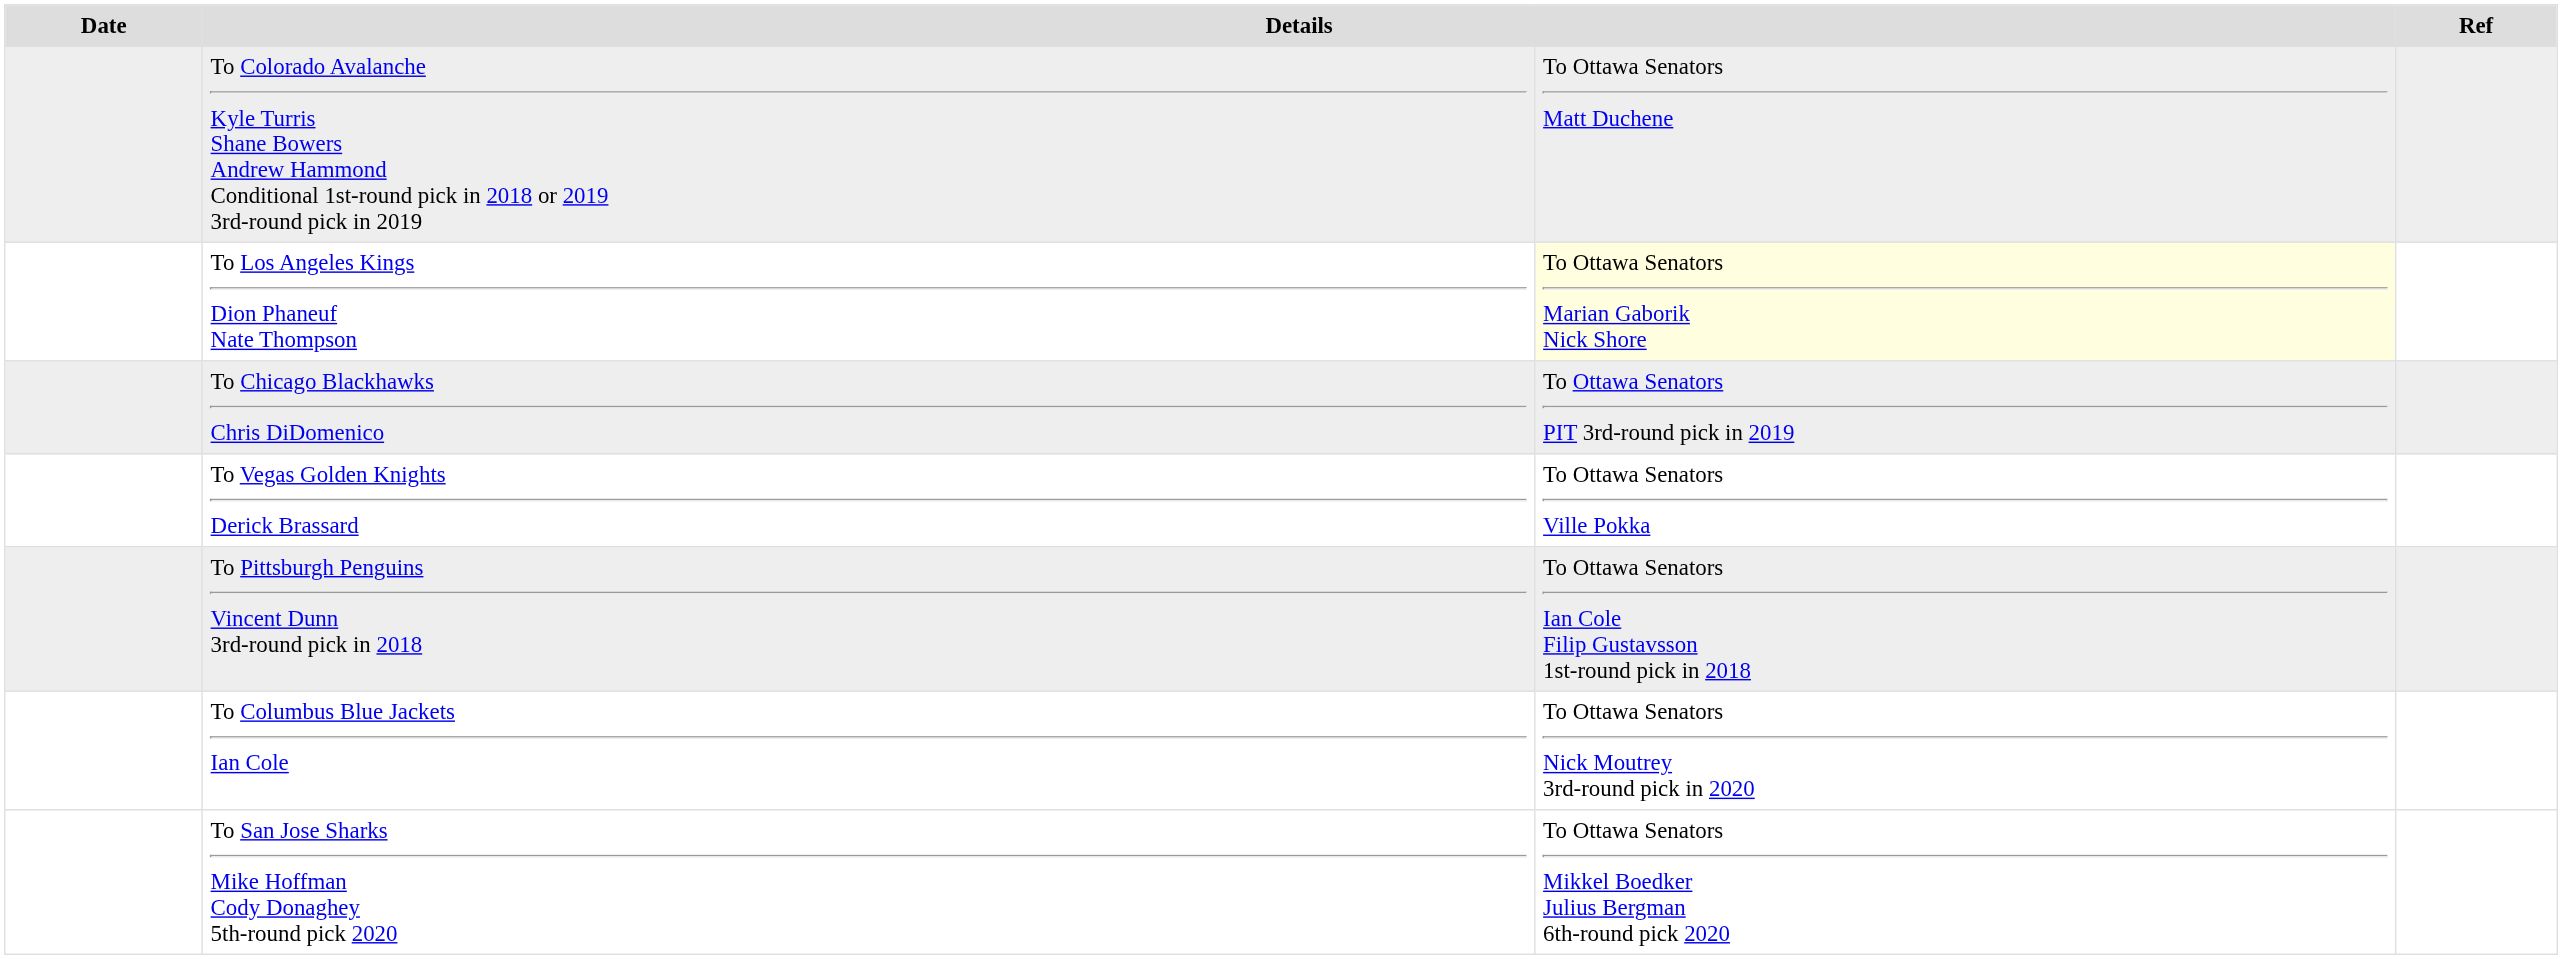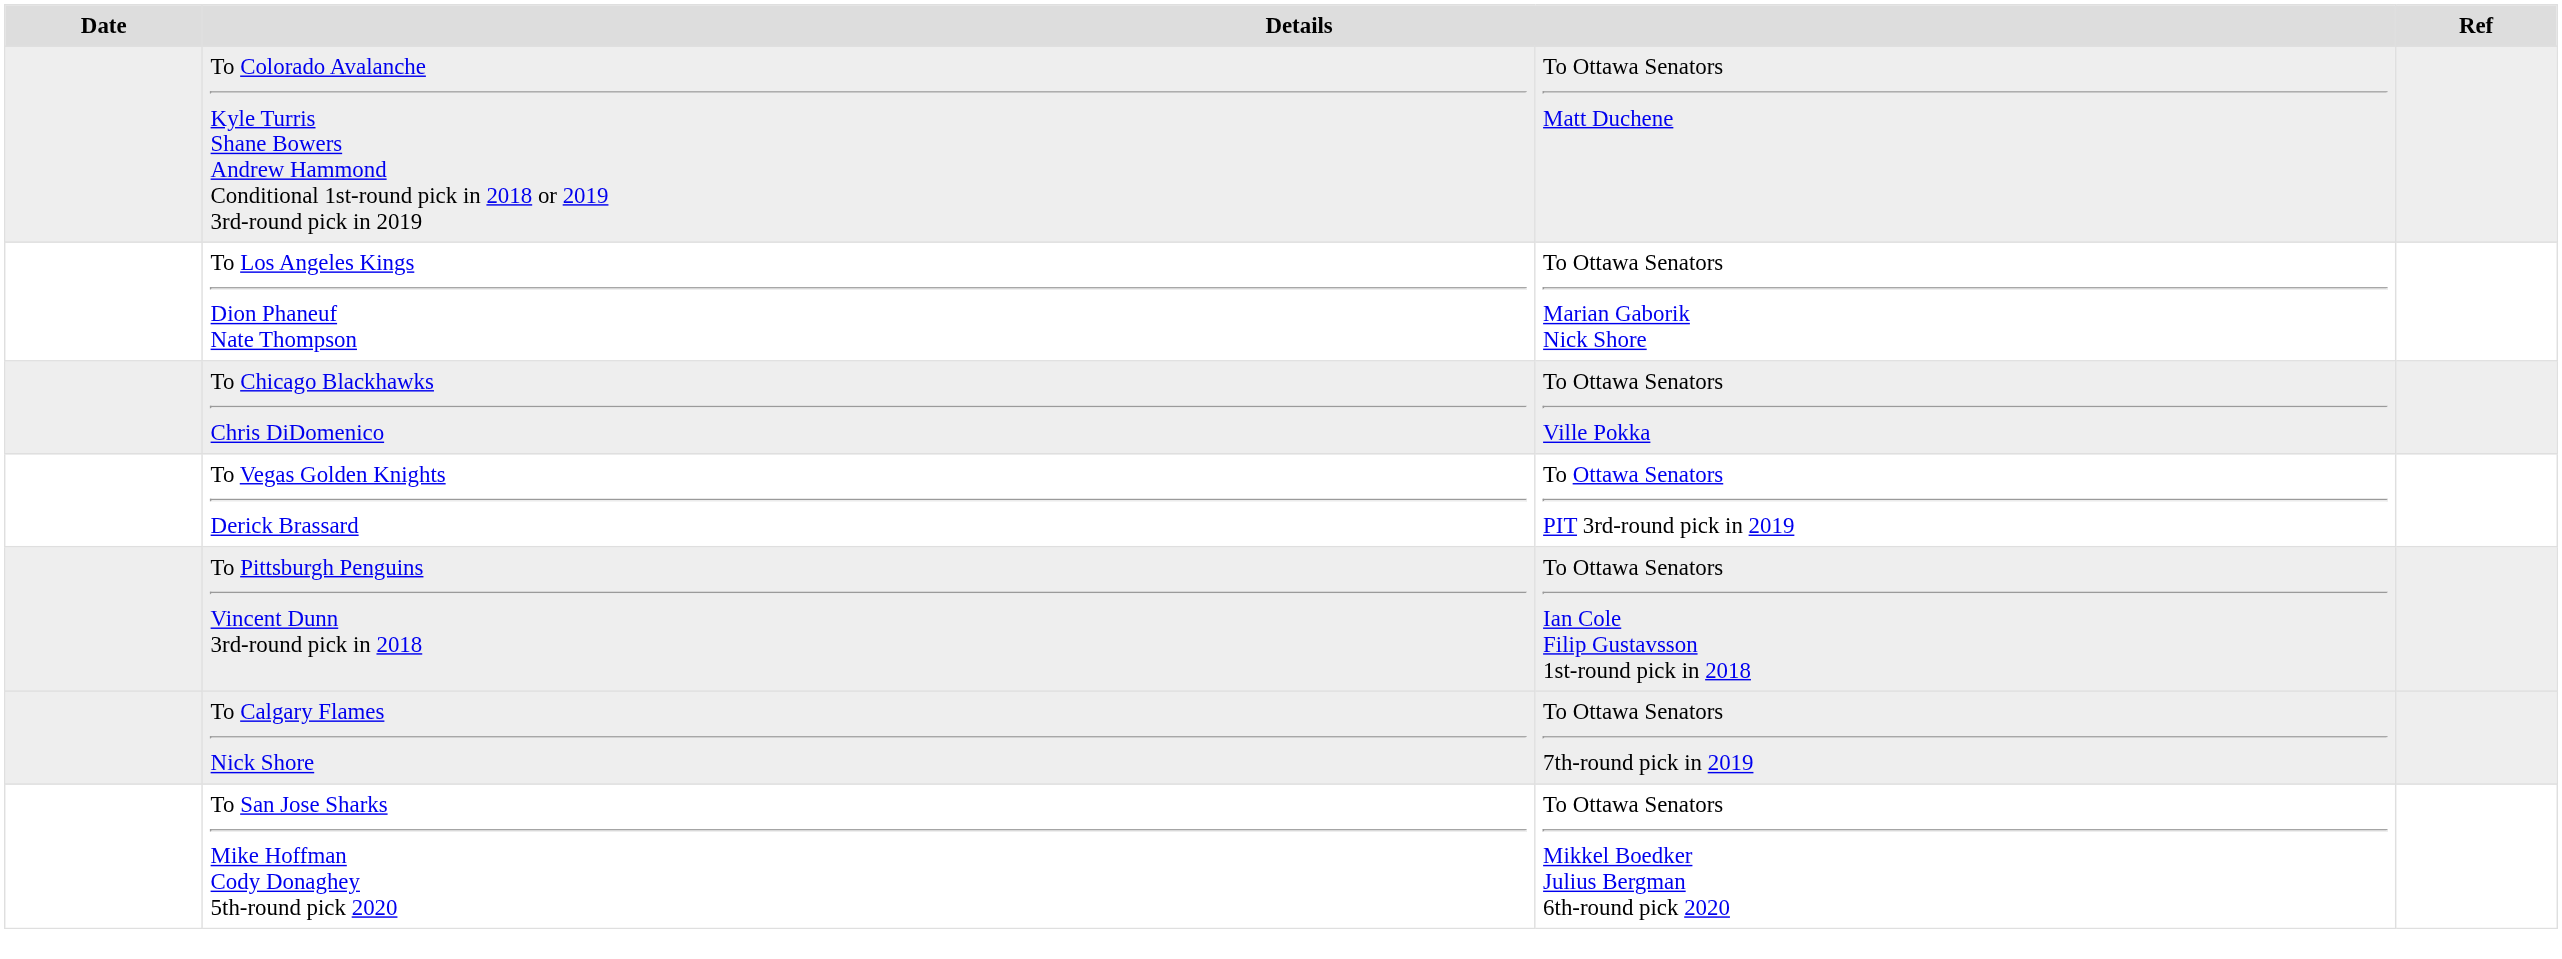(1965, 301) lightyellow background -> (1965, 301) no background
(1965, 407) To Ottawa Senators PIT 3rd-round pick in 2019 -> (1965, 407) To Ottawa Senators Ville Pokka
(1965, 499) To Ottawa Senators Ville Pokka -> (1965, 499) To Ottawa Senators PIT 3rd-round pick in 2019
- row: (869, 737)
+ row: (869, 737)
